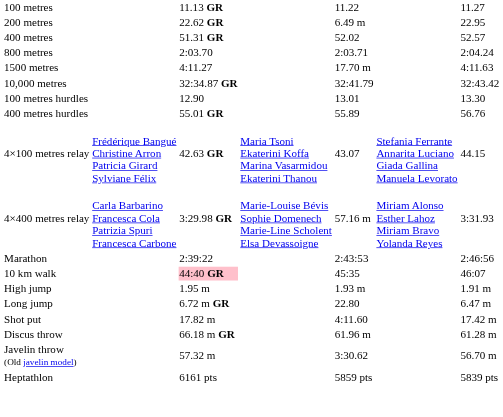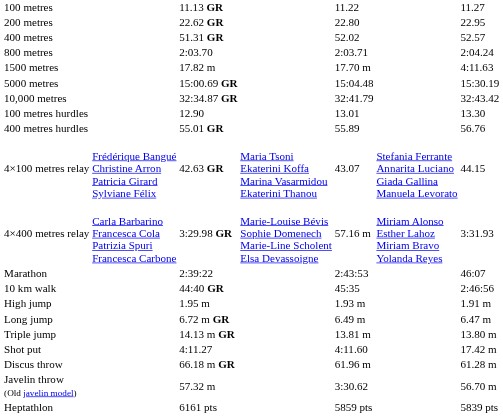(350, 22) 6.49 m -> (347, 22) 22.80
(196, 68) 4:11.27 -> (197, 68) 17.82 m
+ row: (31, 83)
(477, 258) 2:46:56 -> (473, 273) 46:07
(201, 273) pink background -> (201, 288) no background
(473, 273) 46:07 -> (477, 288) 2:46:56
(347, 304) 22.80 -> (350, 319) 6.49 m
+ row: (30, 334)
(197, 319) 17.82 m -> (196, 349) 4:11.27
